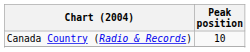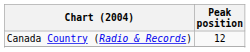(220, 39) 10 -> (220, 39) 12
